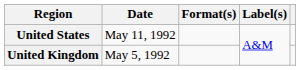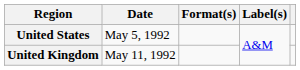(140, 34) May 11, 1992 -> (137, 34) May 5, 1992
(137, 55) May 5, 1992 -> (140, 55) May 11, 1992
